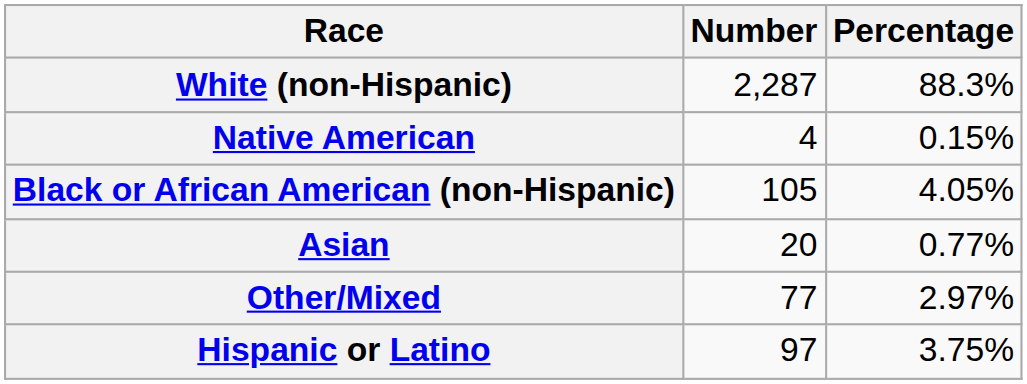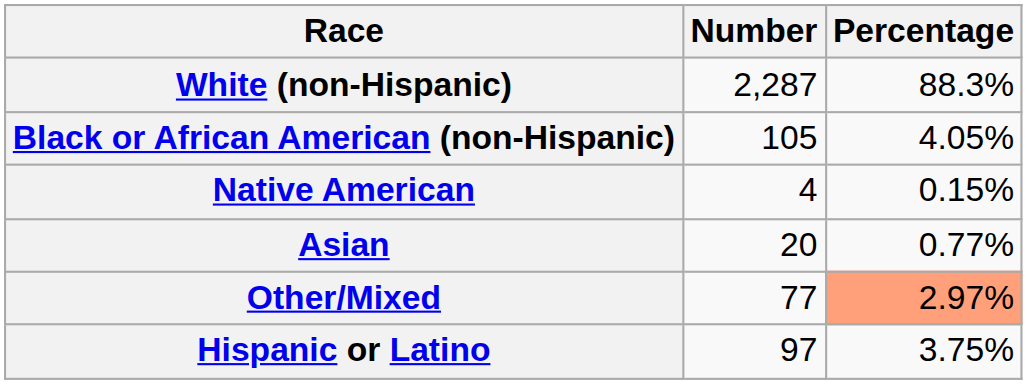rows swapped: (344, 191) <-> (344, 137)
(966, 297) no background -> (966, 297) lightsalmon background
